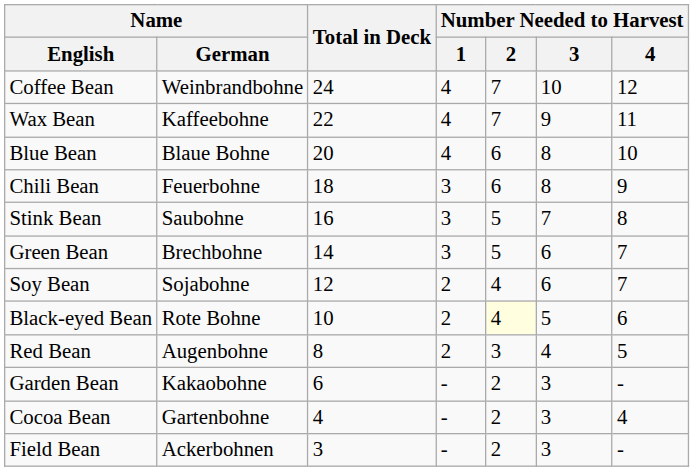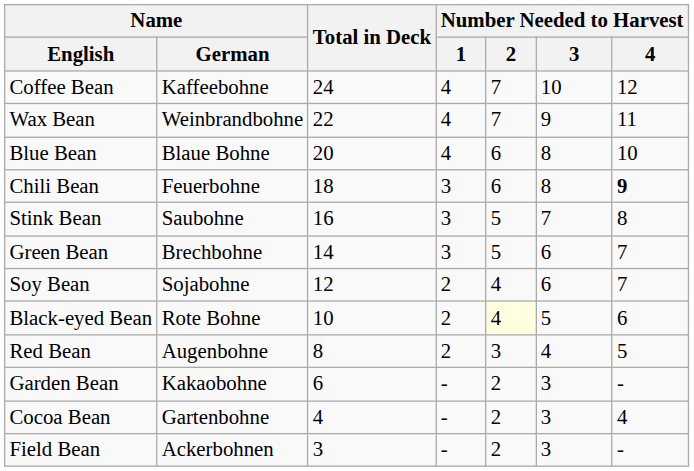(232, 86) Weinbrandbohne -> (215, 86) Kaffeebohne
(215, 119) Kaffeebohne -> (232, 119) Weinbrandbohne
(622, 185) normal -> (622, 185) bold
